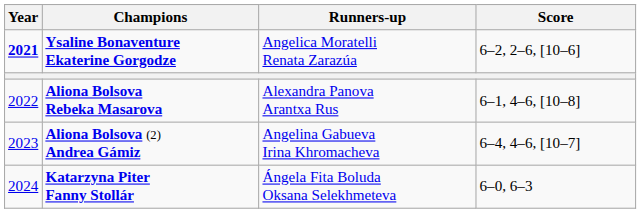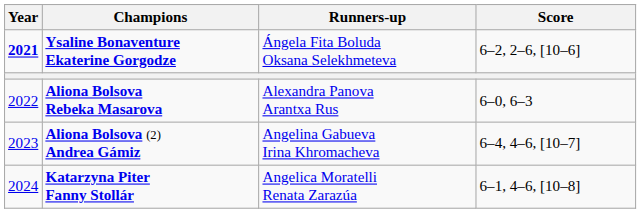(320, 51) Angelica Moratelli Renata Zarazúa -> (329, 51) Ángela Fita Boluda Oksana Selekhmeteva
(530, 101) 6–1, 4–6, [10–8] -> (506, 101) 6–0, 6–3
(329, 186) Ángela Fita Boluda Oksana Selekhmeteva -> (320, 186) Angelica Moratelli Renata Zarazúa
(506, 186) 6–0, 6–3 -> (530, 186) 6–1, 4–6, [10–8]
